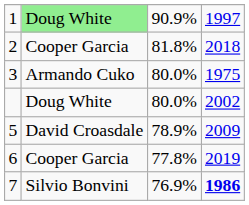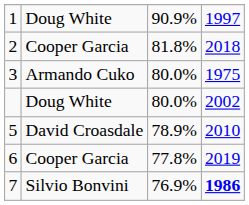(69, 18) lightgreen background -> (69, 18) no background
(223, 130) 2009 -> (223, 130) 2010
